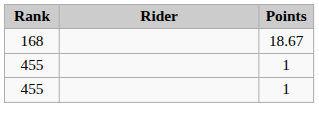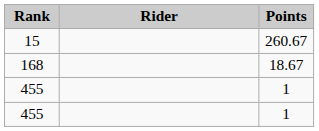+ row: (32, 41)
